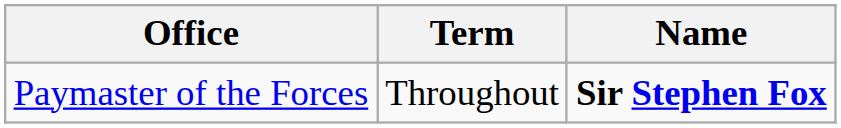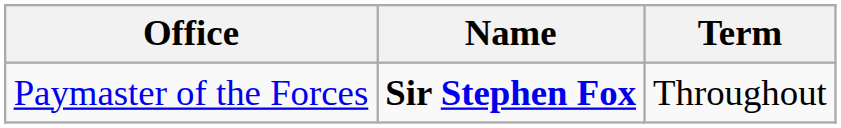columns swapped: (701, 33) <-> (472, 33)
